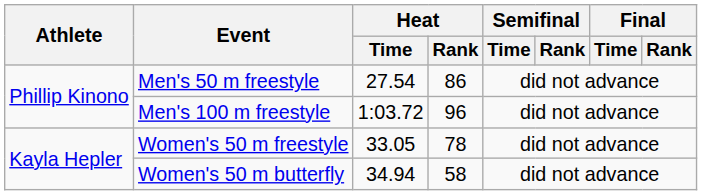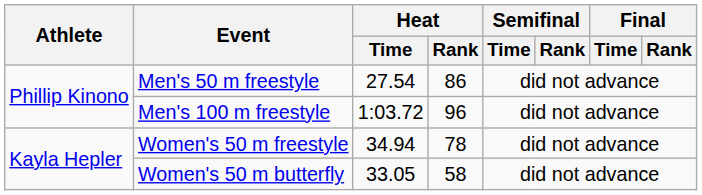(391, 144) 33.05 -> (391, 144) 34.94
(391, 175) 34.94 -> (391, 175) 33.05
